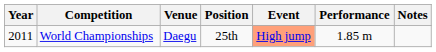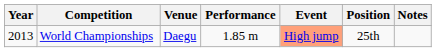columns swapped: (227, 15) <-> (354, 15)
(21, 36) 2011 -> (21, 36) 2013
